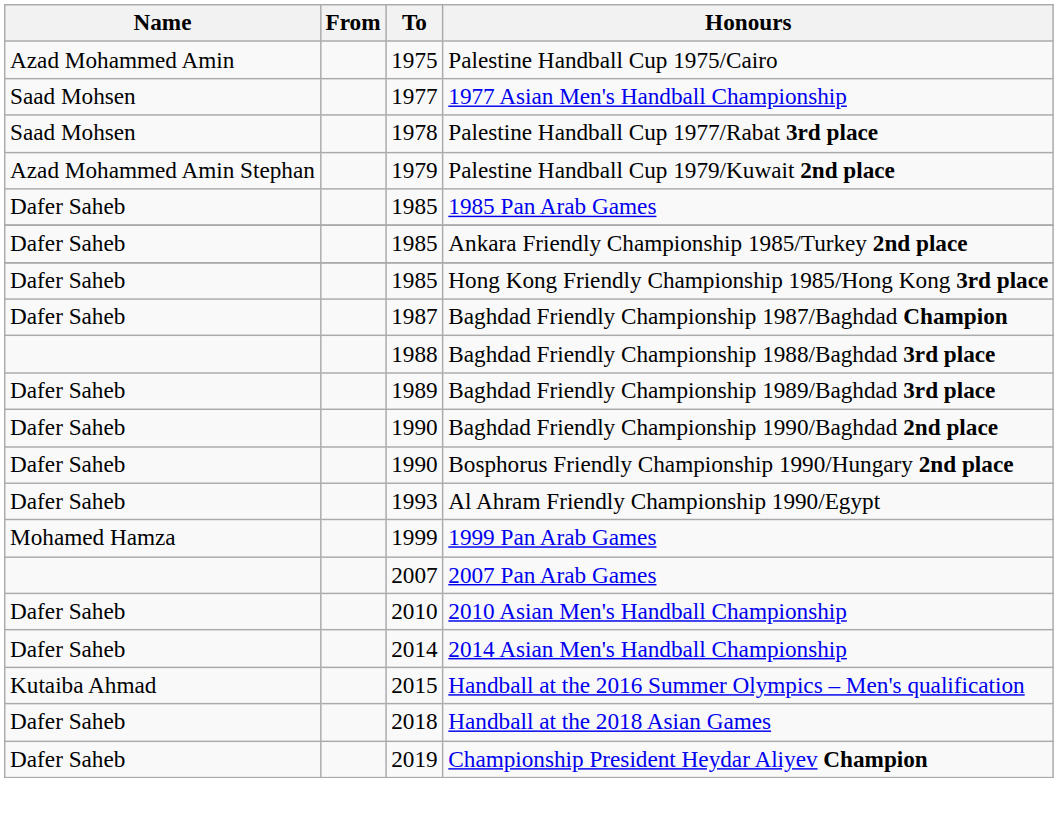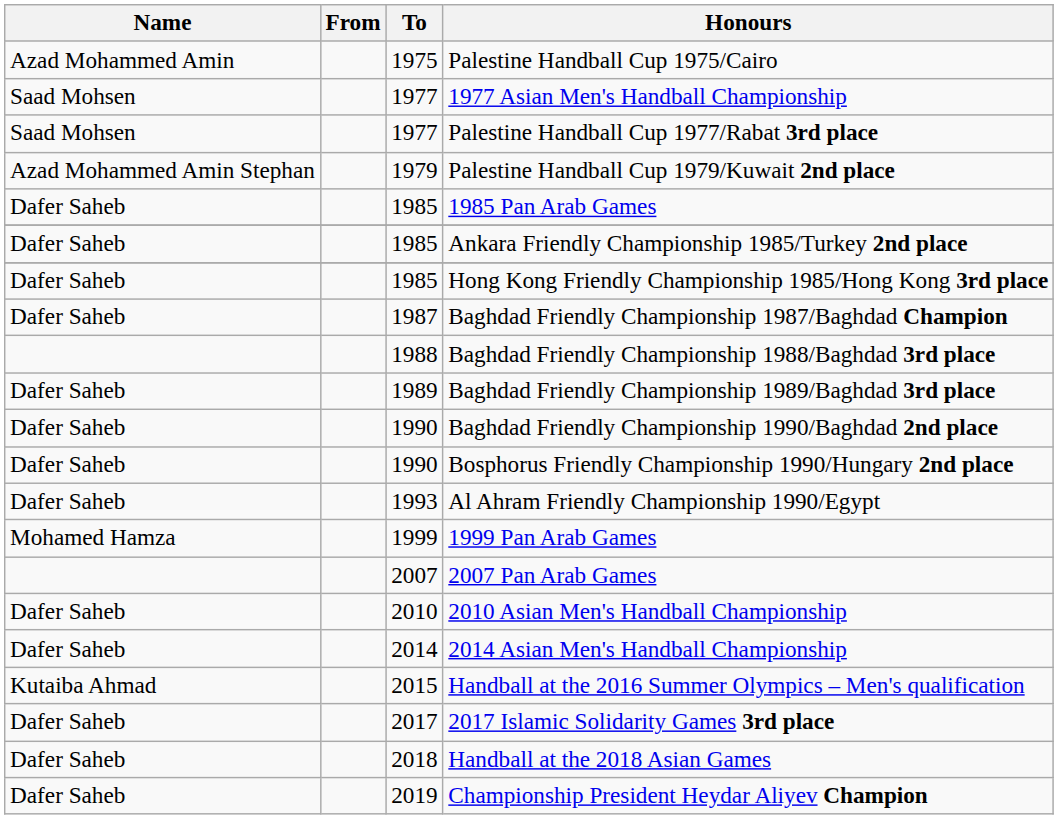(414, 133) 1978 -> (414, 133) 1977
+ row: (641, 721)
